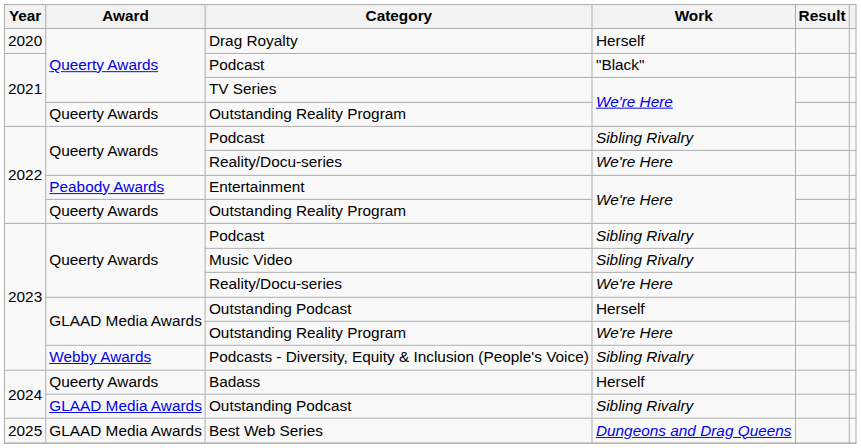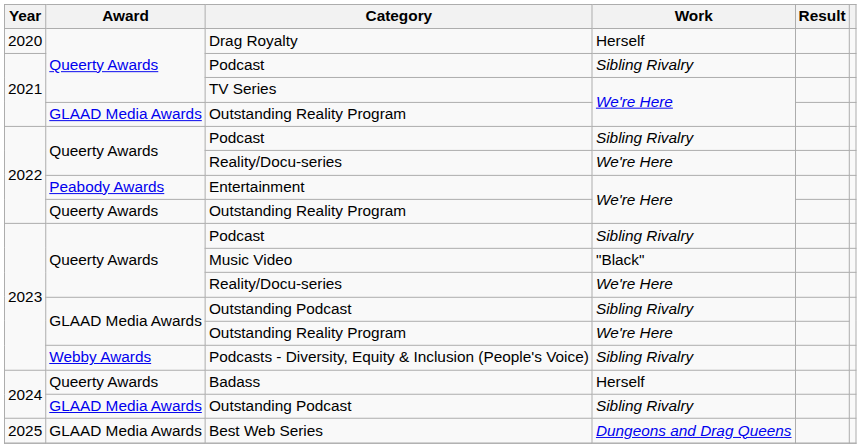(620, 65) "Black" -> (645, 65) Sibling Rivalry
(104, 114) Queerty Awards -> (126, 114) GLAAD Media Awards
(645, 260) Sibling Rivalry -> (620, 260) "Black"
(620, 308) Herself -> (645, 308) Sibling Rivalry
